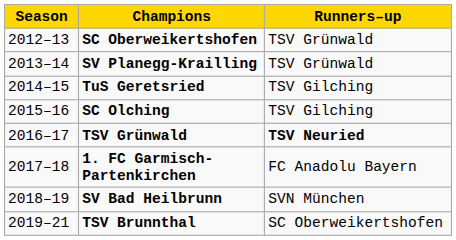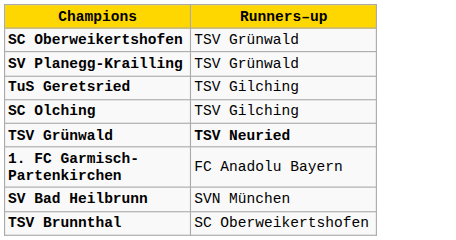- column: (42, 16)
